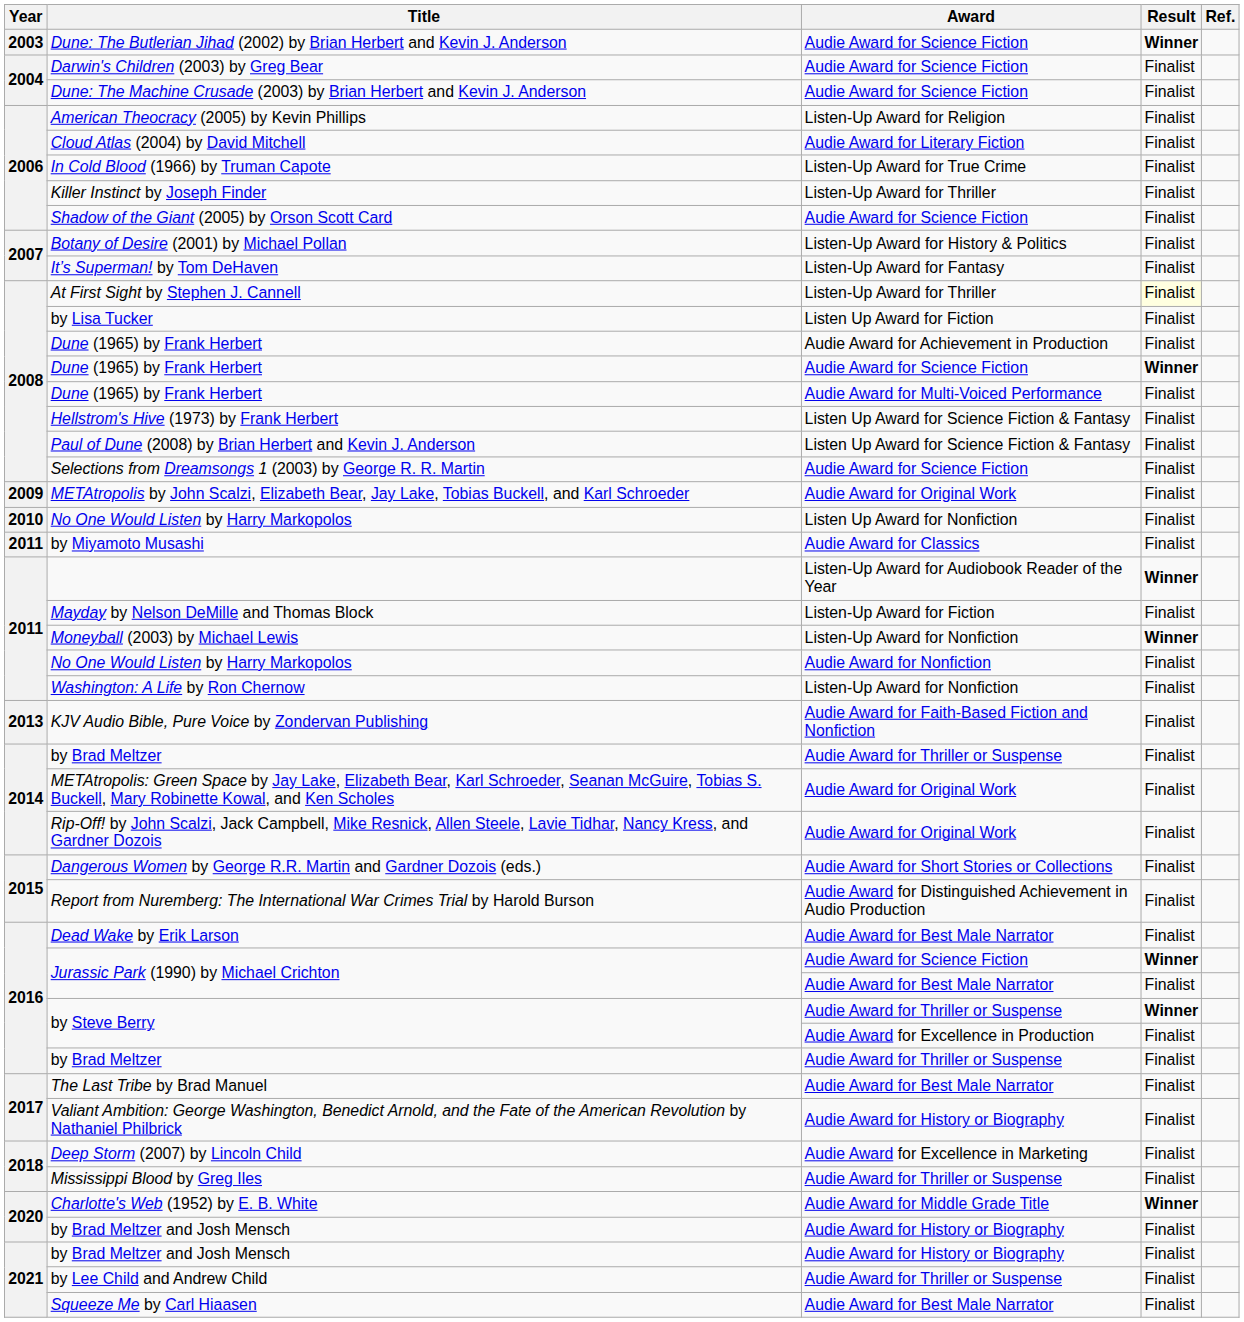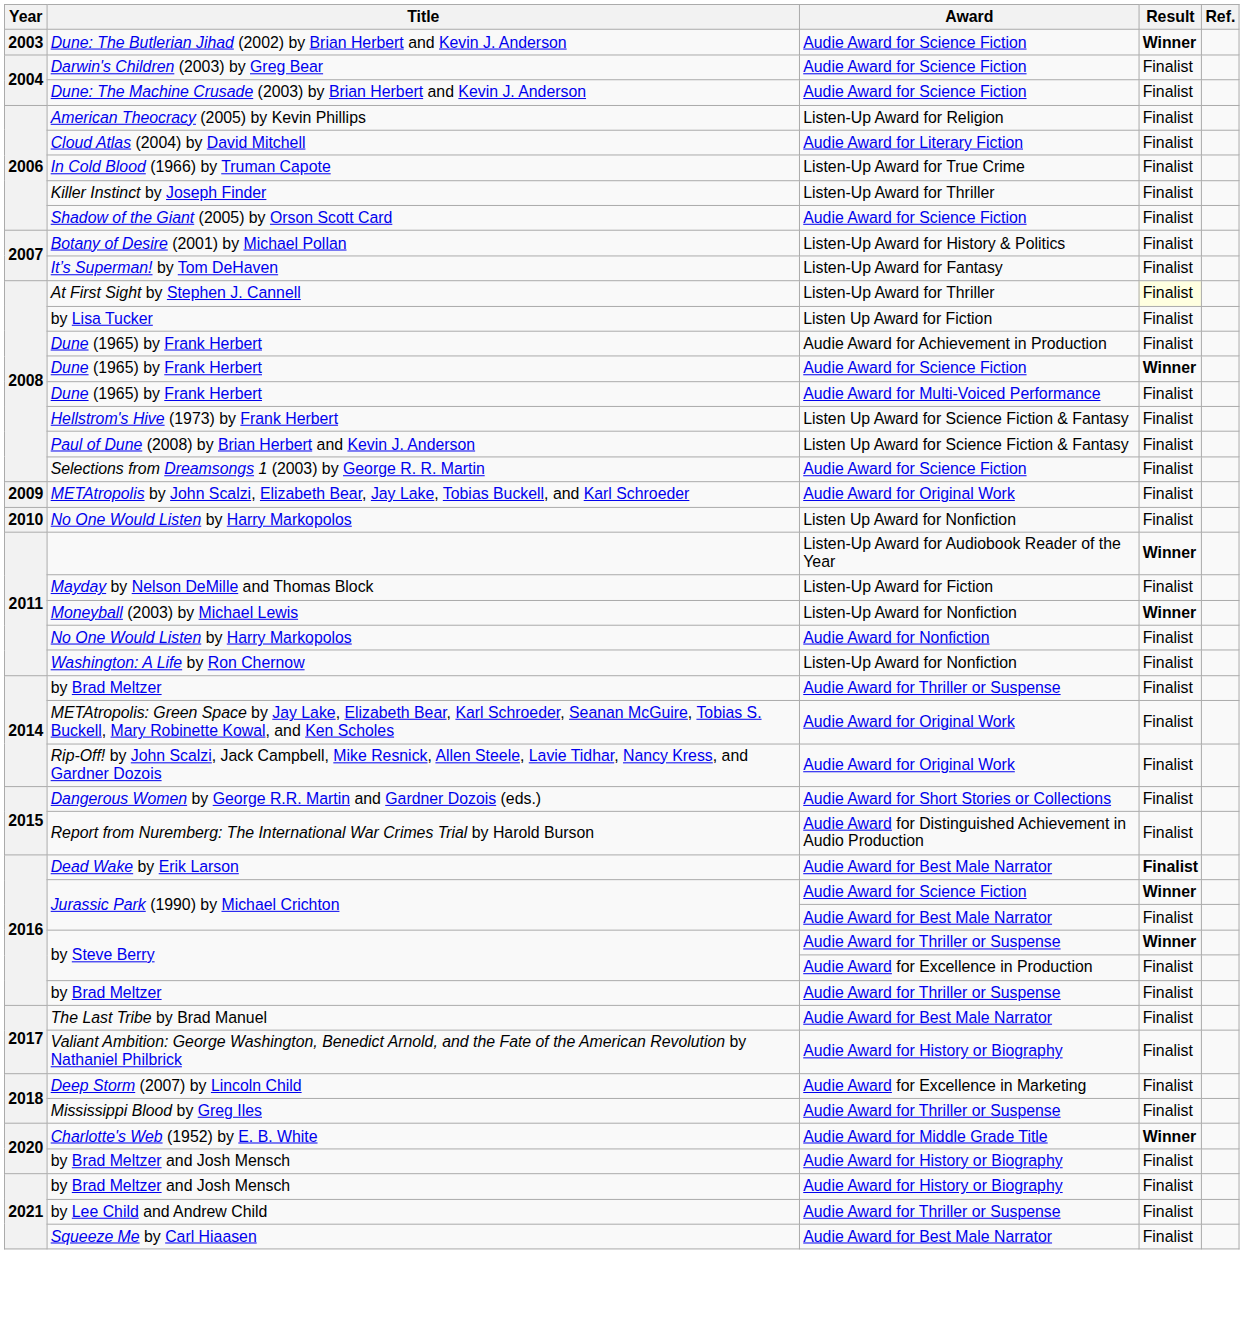- row: (127, 544)
- row: (239, 722)
(1170, 935) normal -> (1170, 867) bold
